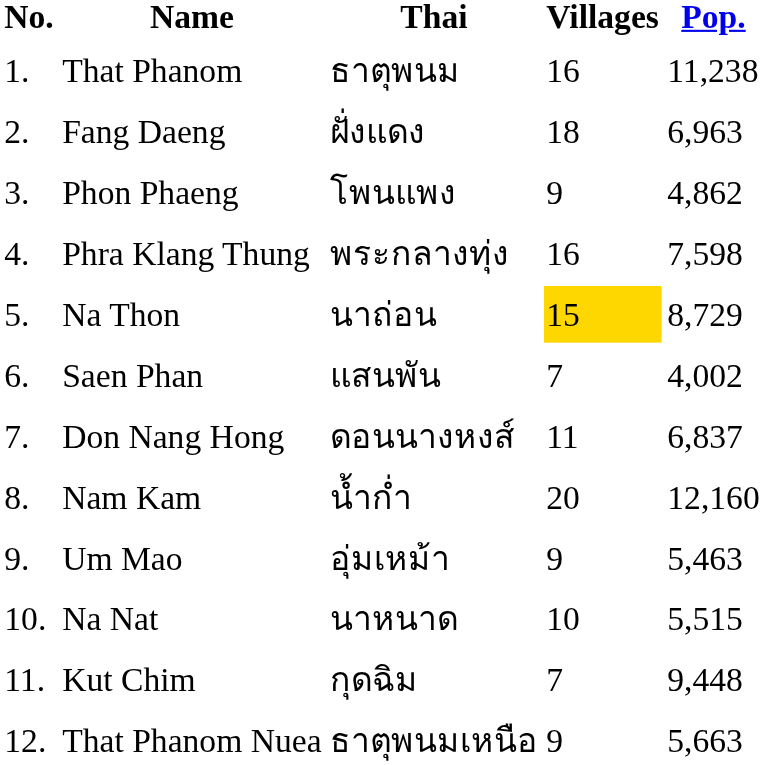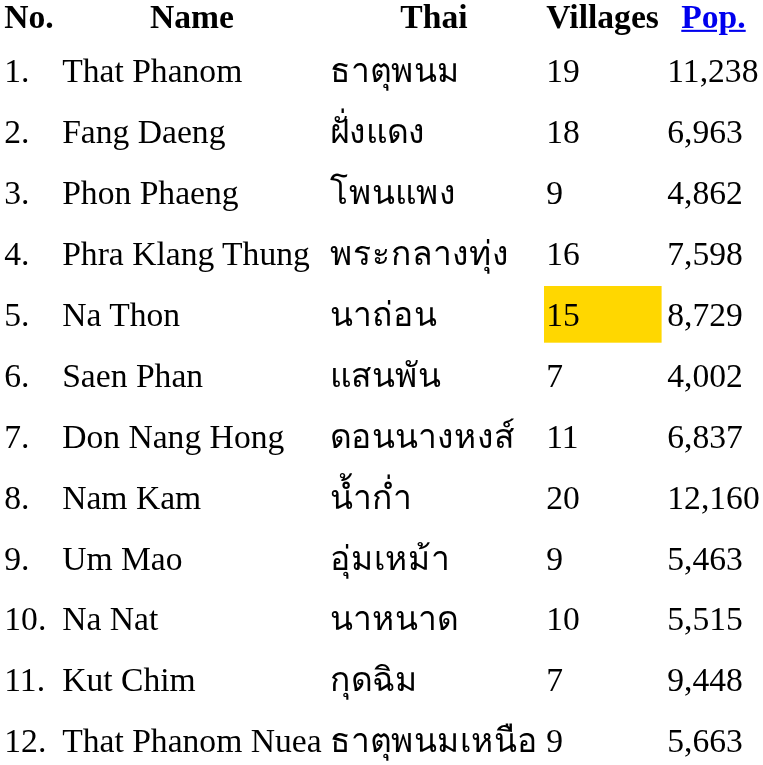(563, 70) 16 -> (563, 70) 19
